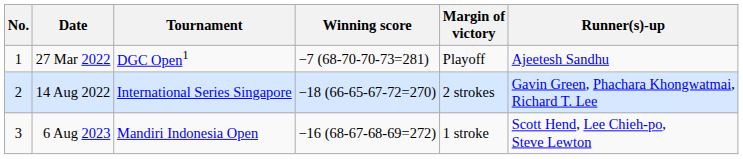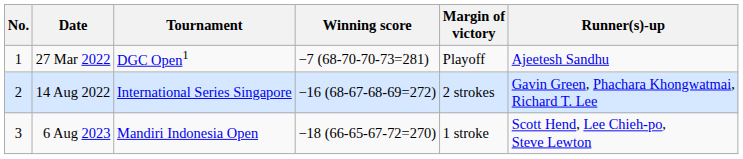(367, 92) −18 (66-65-67-72=270) -> (367, 92) −16 (68-67-68-69=272)
(367, 133) −16 (68-67-68-69=272) -> (367, 133) −18 (66-65-67-72=270)
